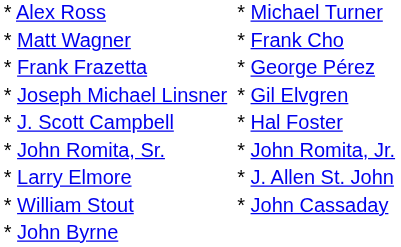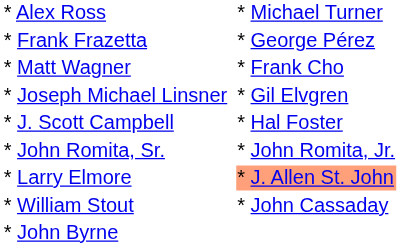rows swapped: (75, 67) <-> (67, 40)
(316, 177) no background -> (316, 177) lightsalmon background
